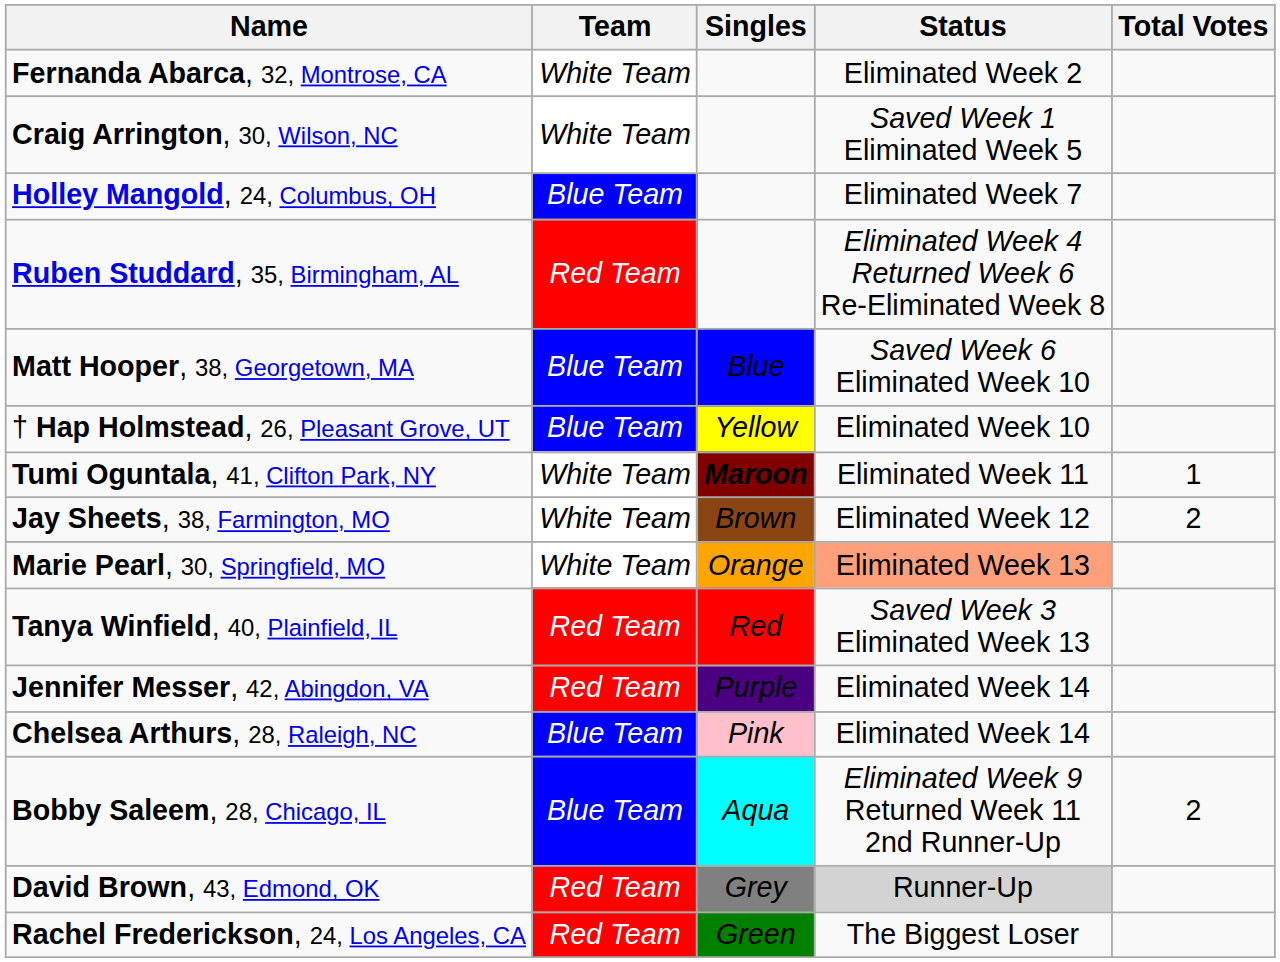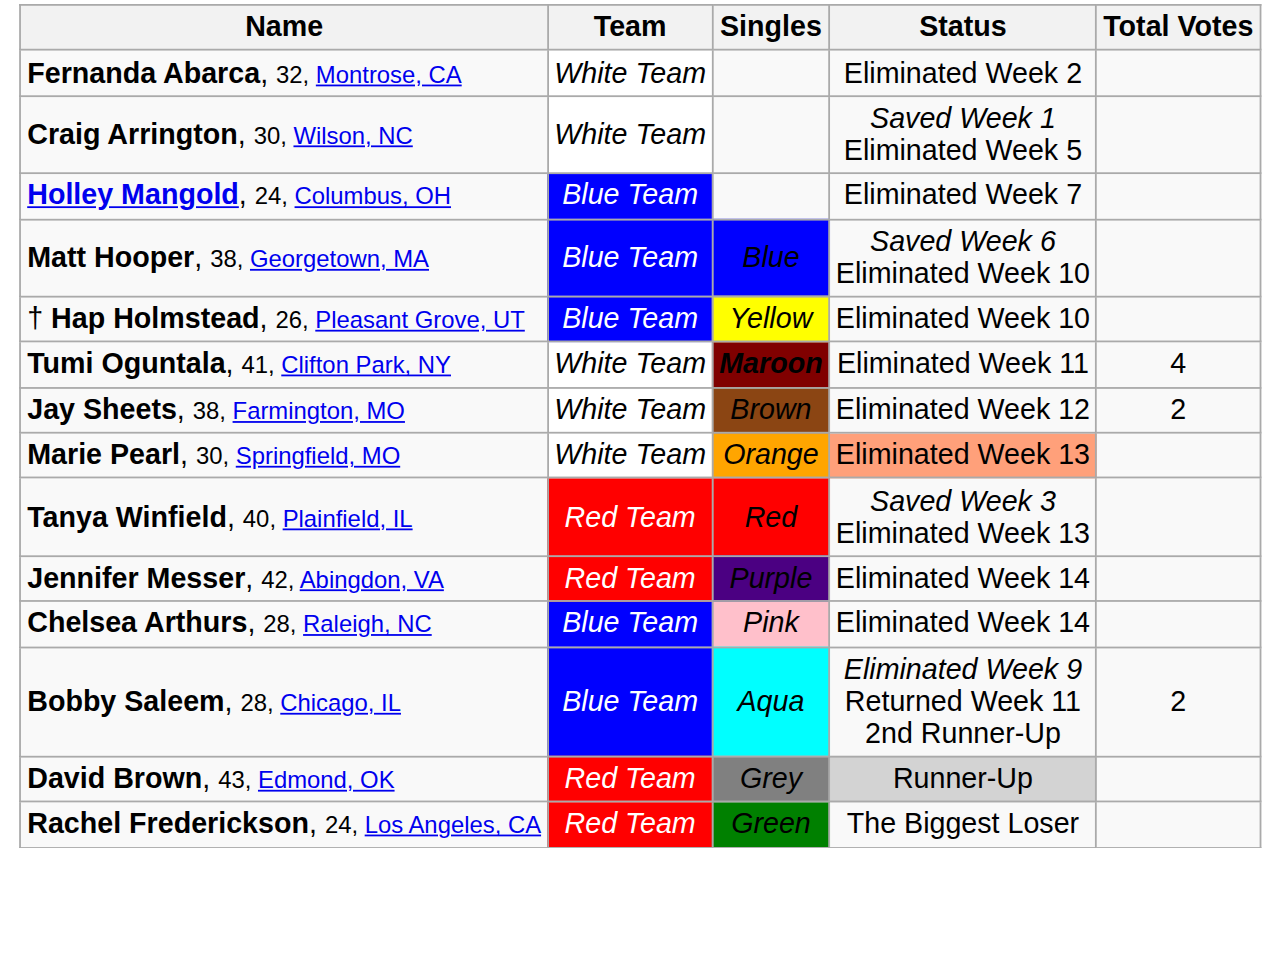- row: (236, 273)
(1193, 474) 1 -> (1178, 364) 4
